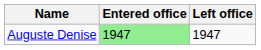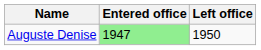(207, 34) 1947 -> (207, 34) 1950
